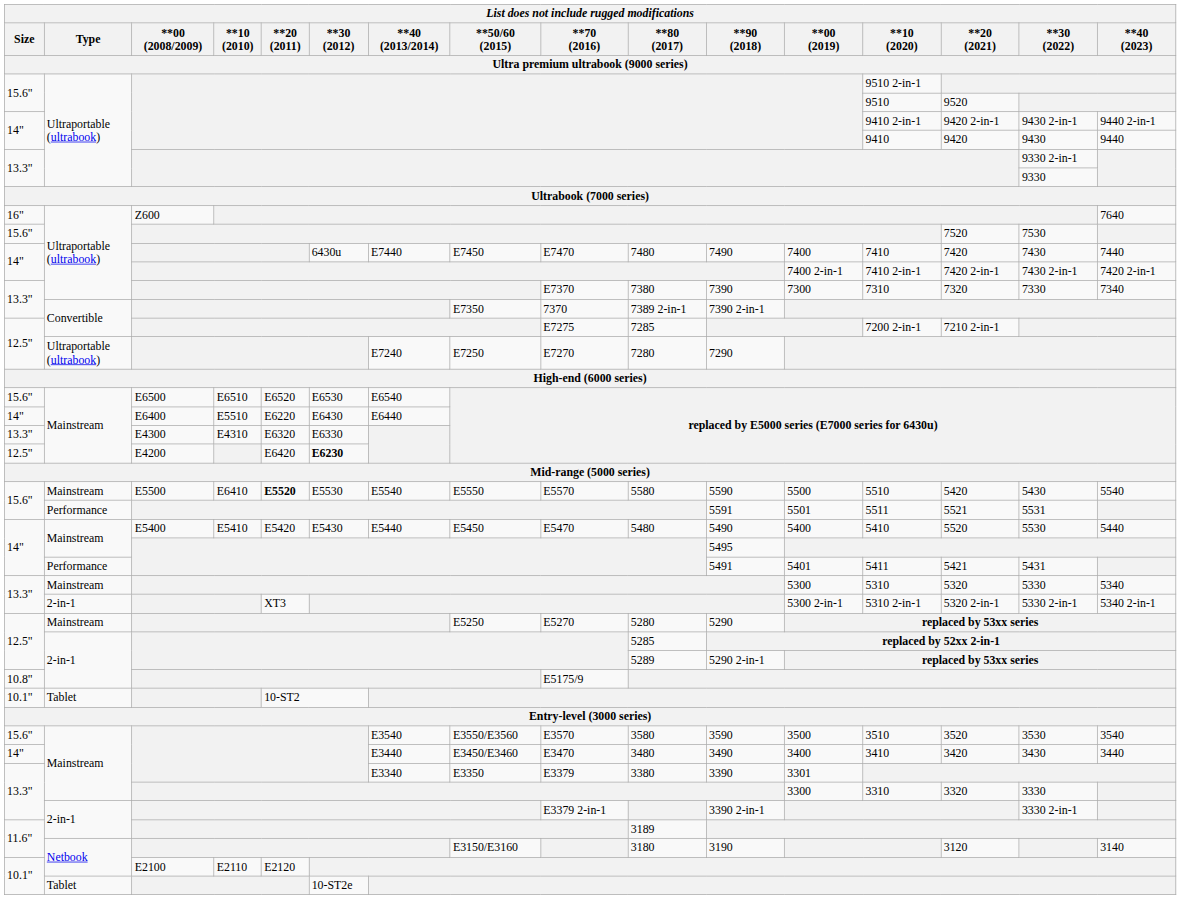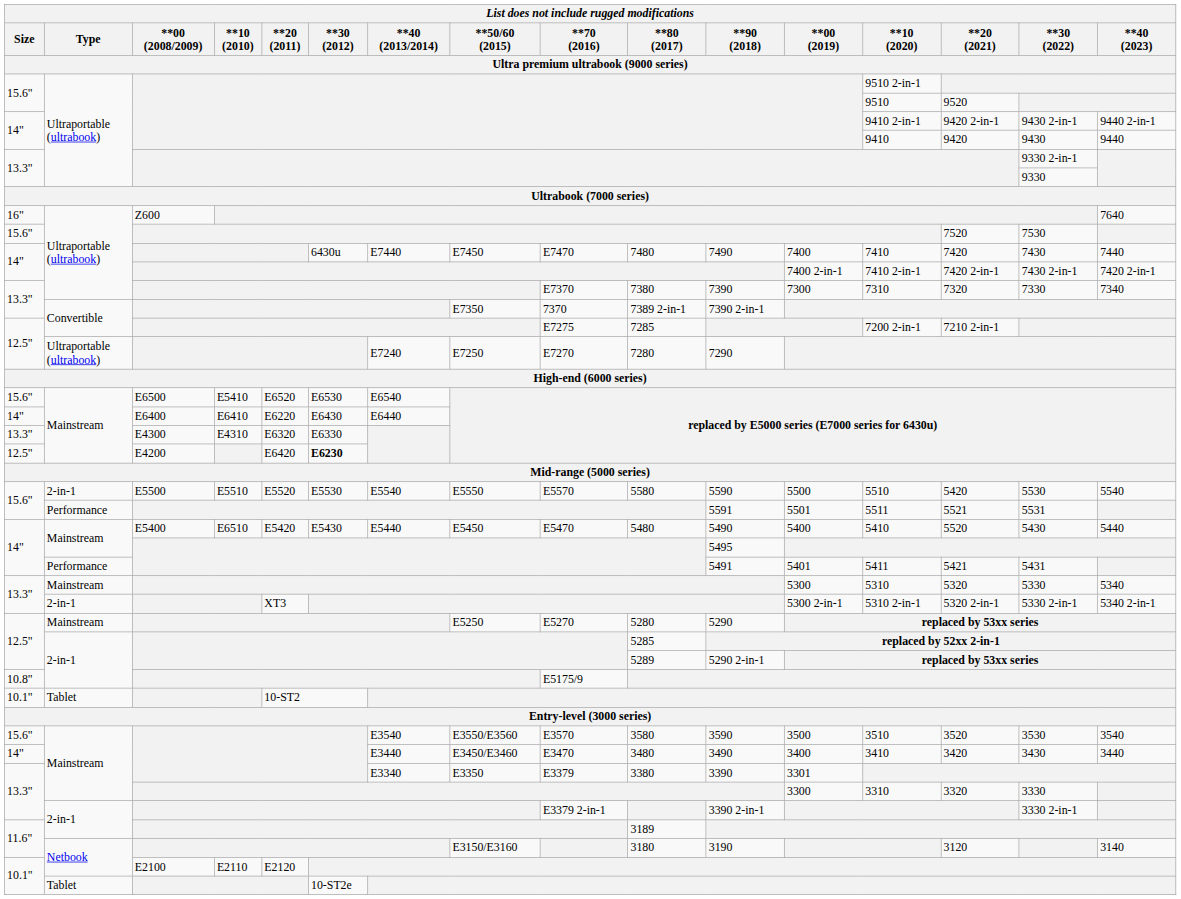(232, 397) E6510 -> (232, 397) E5410
(232, 416) E5510 -> (232, 416) E6410
(75, 491) Mainstream -> (61, 491) 2-in-1
(232, 491) E6410 -> (232, 491) E5510
(280, 491) bold -> (280, 491) normal
(1034, 491) 5430 -> (1034, 491) 5530
(232, 528) E5410 -> (232, 528) E6510
(1034, 528) 5530 -> (1034, 528) 5430
